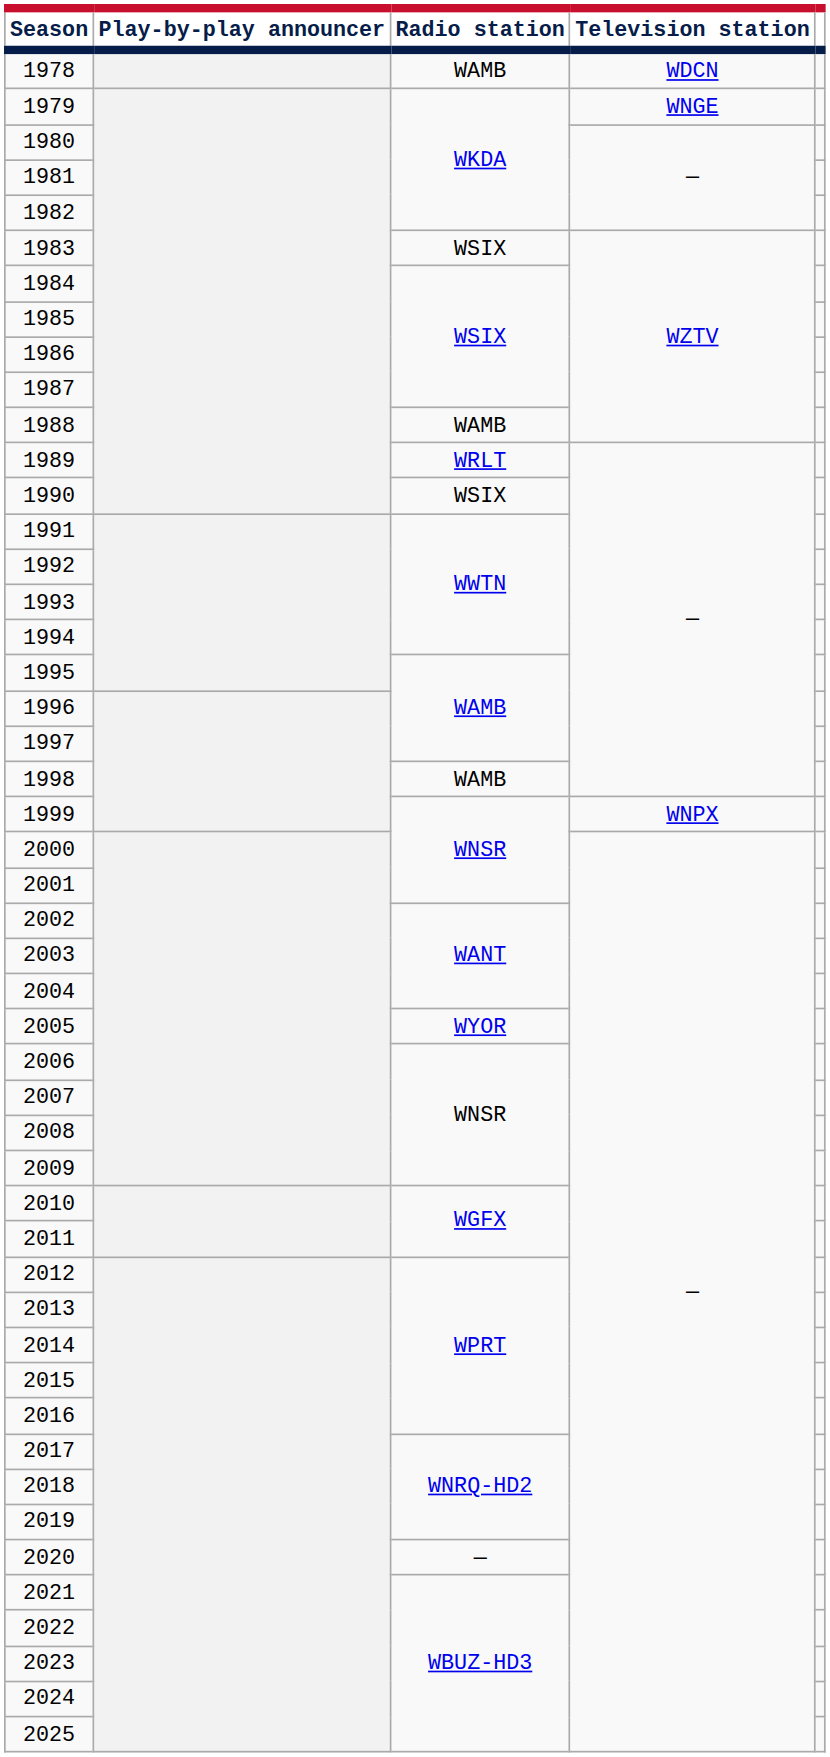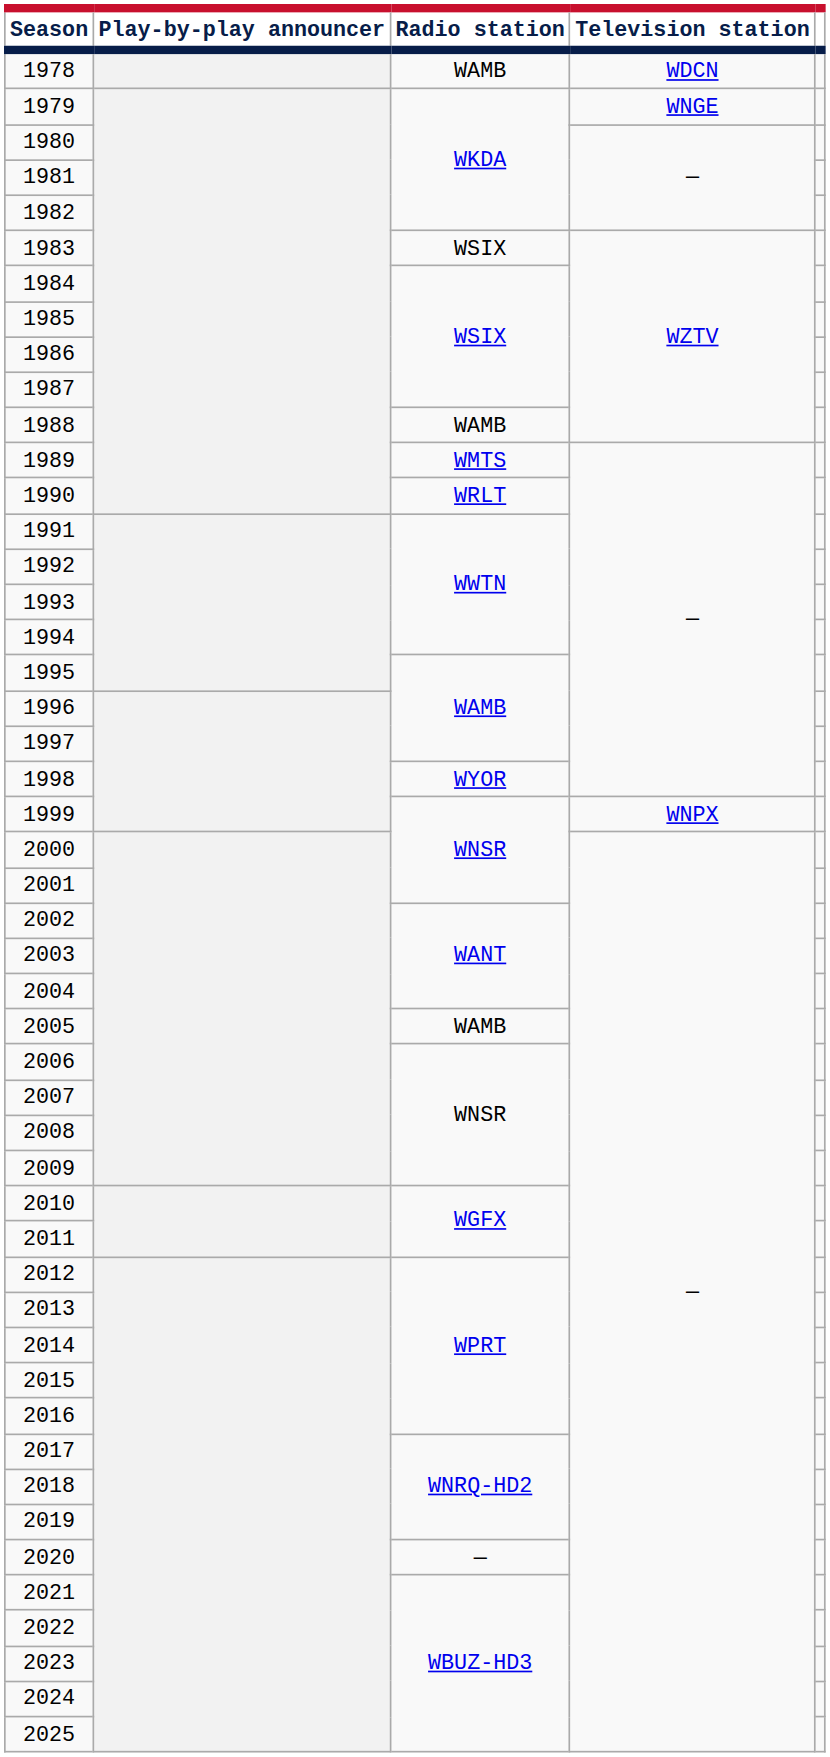(480, 460) WRLT -> (480, 460) WMTS
(480, 496) WSIX -> (480, 496) WRLT
(480, 779) WAMB -> (480, 779) WYOR
(480, 1027) WYOR -> (480, 1027) WAMB
